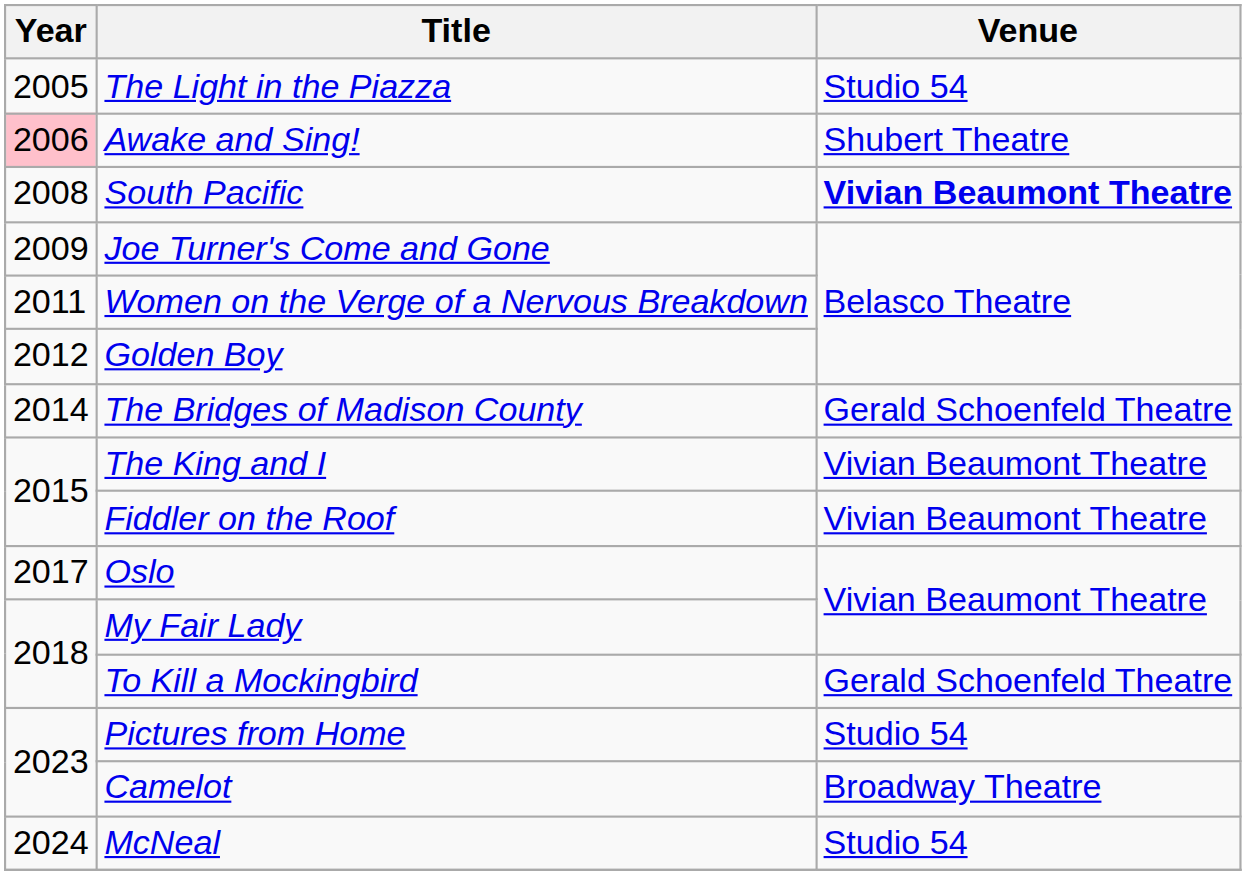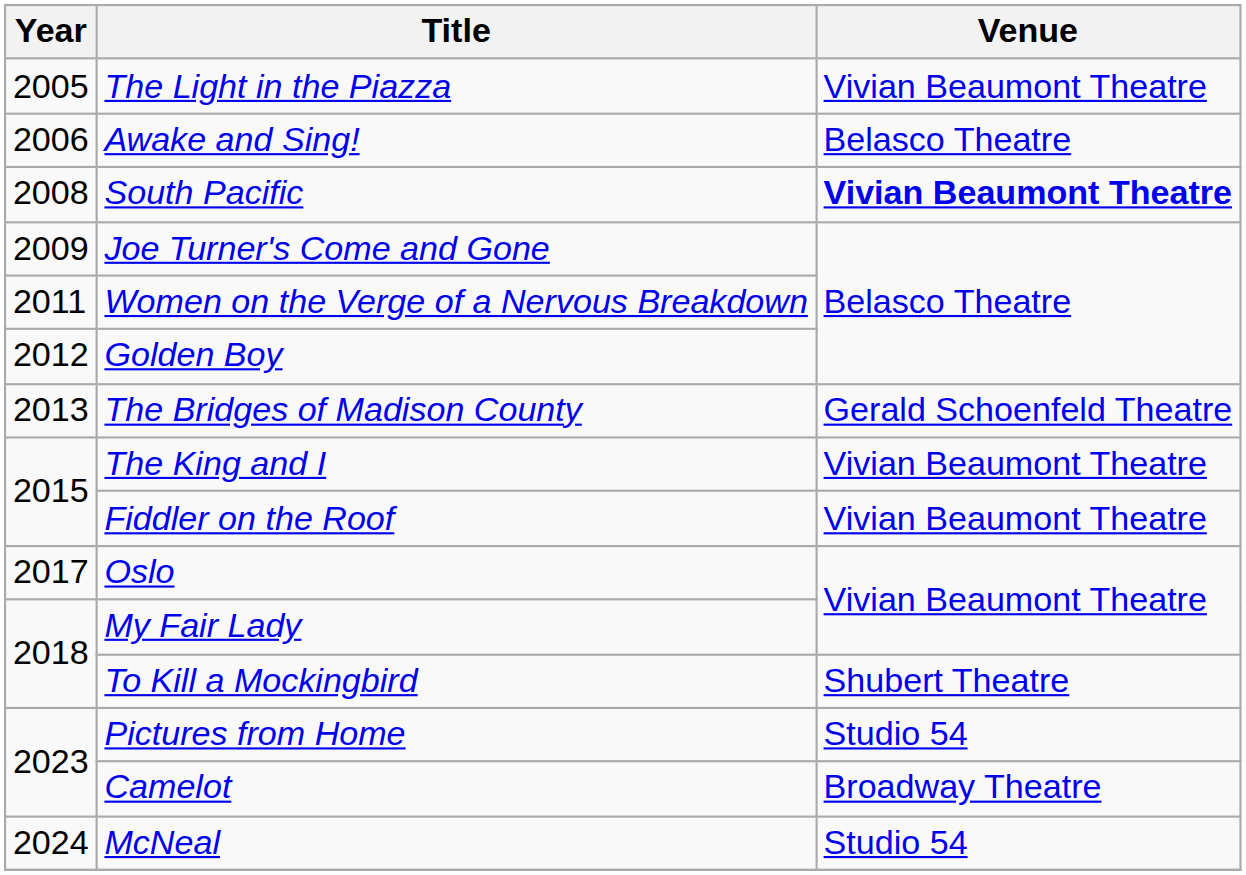(896, 85) Studio 54 -> (1015, 85) Vivian Beaumont Theatre
(51, 139) pink background -> (51, 139) no background
(946, 139) Shubert Theatre -> (947, 139) Belasco Theatre
(51, 409) 2014 -> (51, 409) 2013
(1028, 680) Gerald Schoenfeld Theatre -> (946, 680) Shubert Theatre
